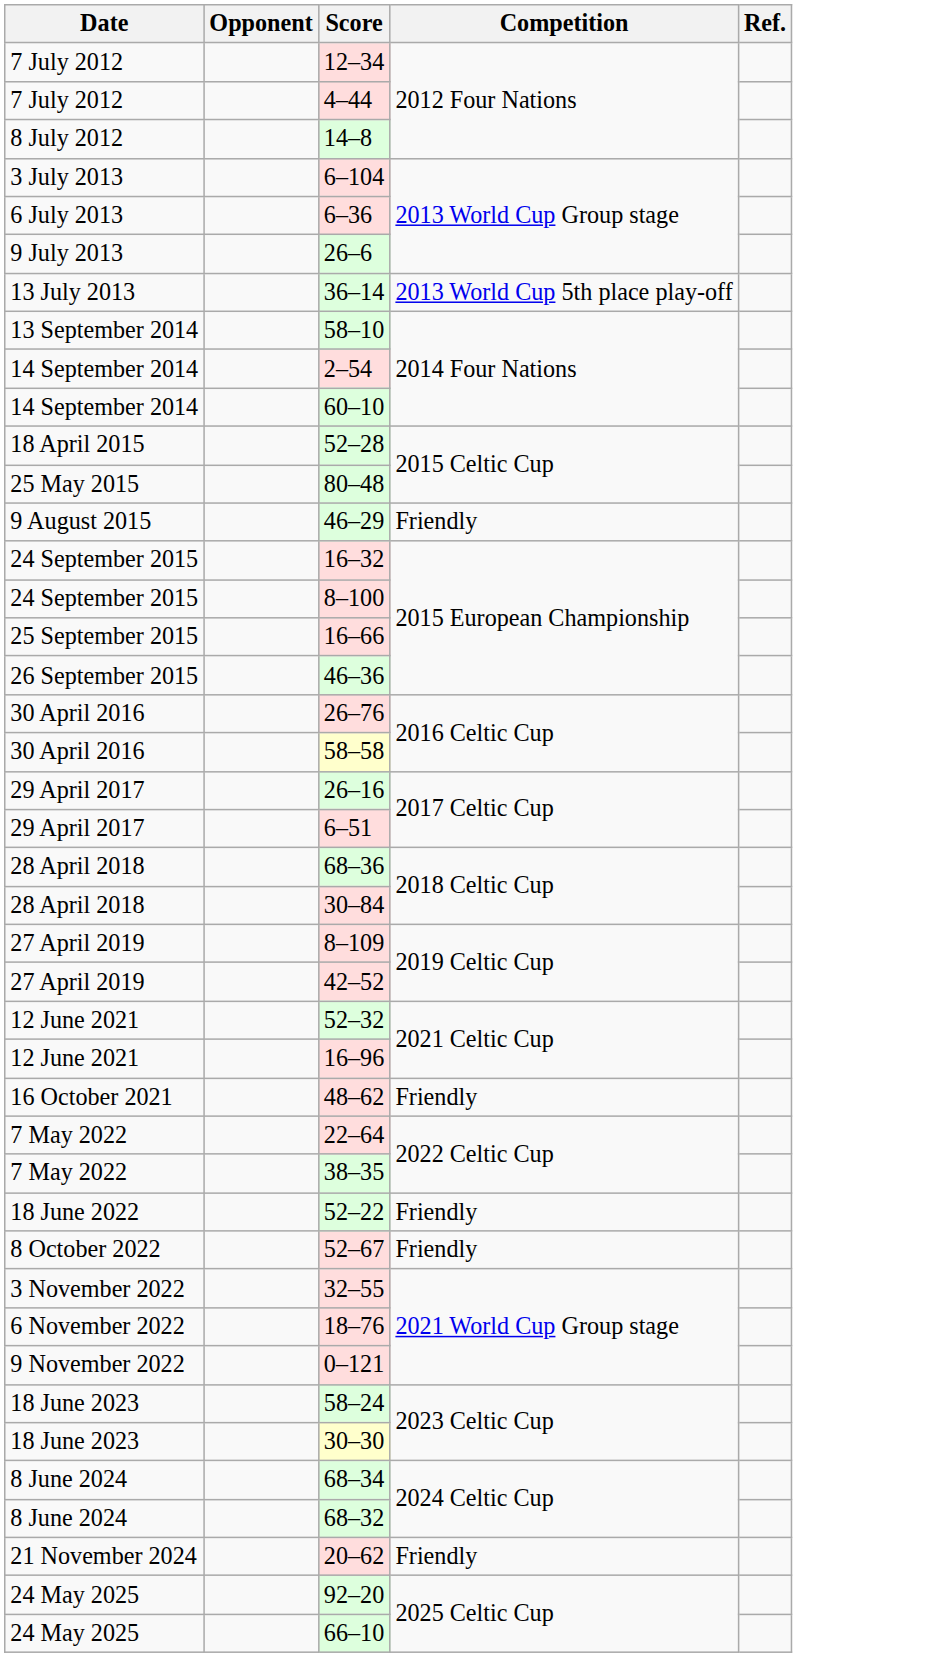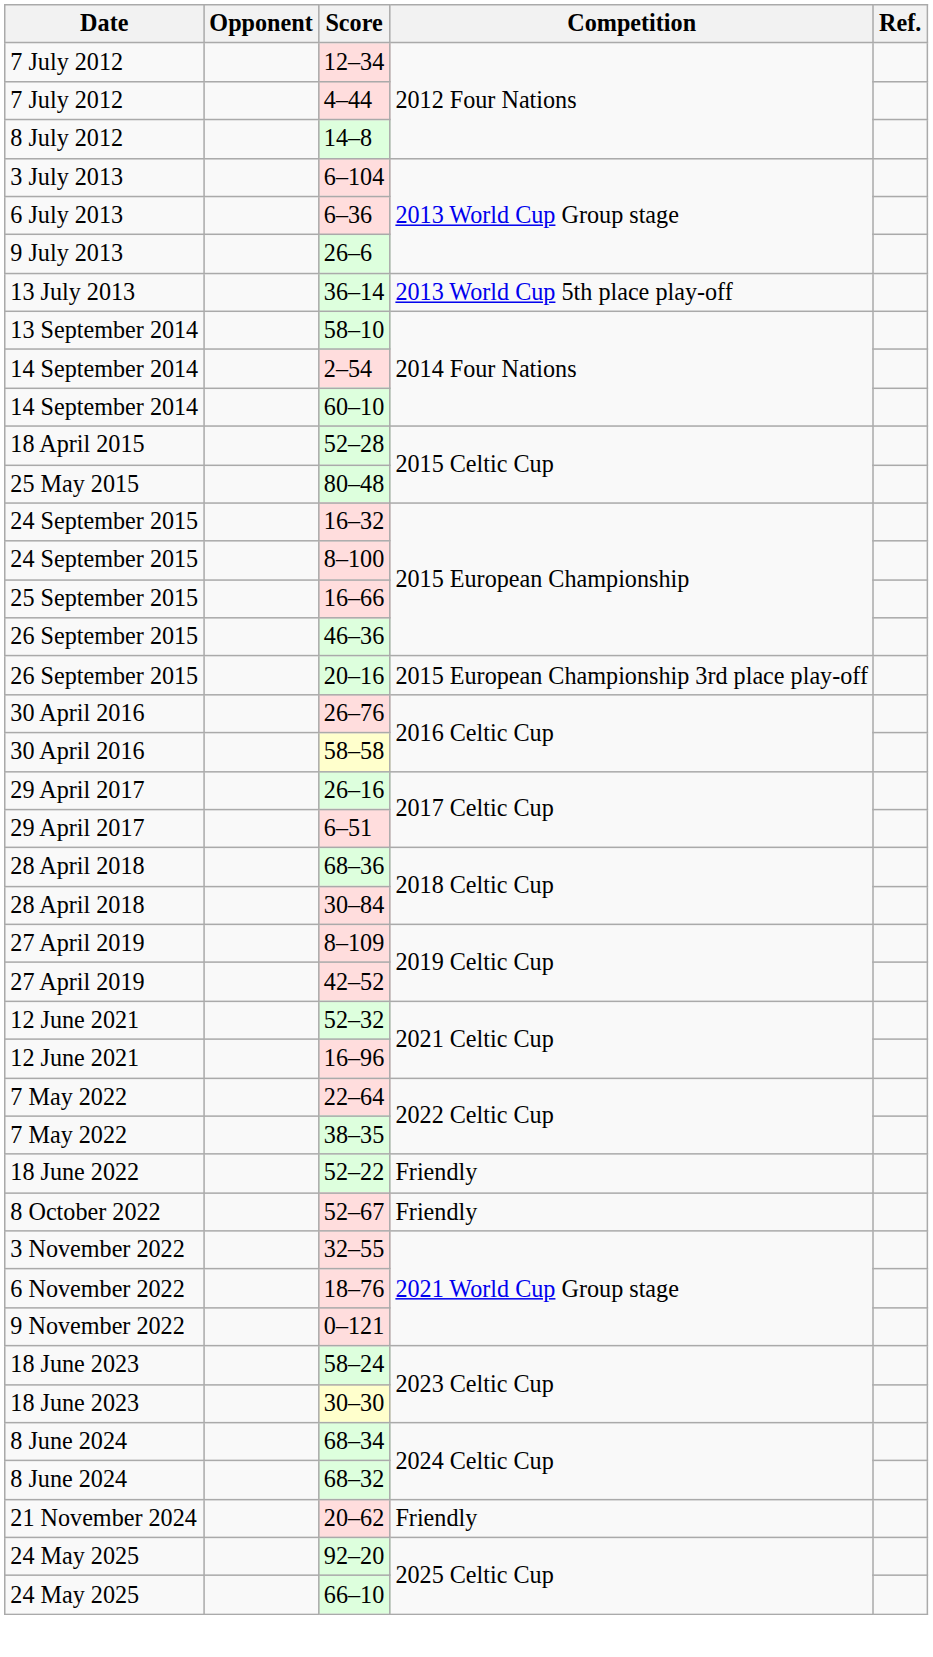- row: (354, 521)
+ row: (354, 675)
- row: (354, 1096)
